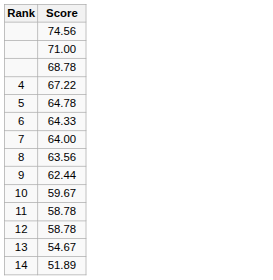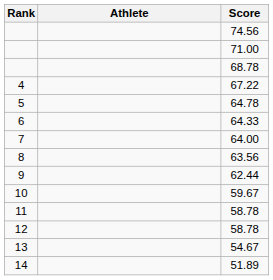+ column: (129, 13)
